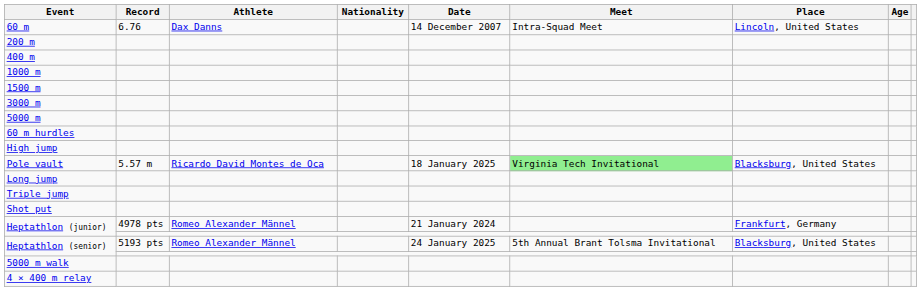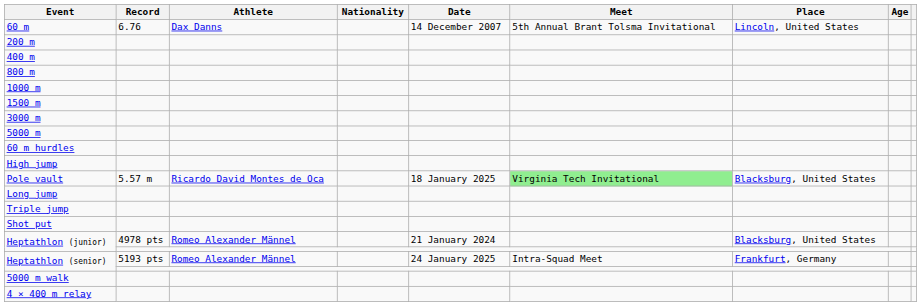(557, 27) Intra-Squad Meet -> (614, 27) 5th Annual Brant Tolsma Invitational
+ row: (21, 73)
(786, 224) Frankfurt, Germany -> (805, 240) Blacksburg, United States
(614, 244) 5th Annual Brant Tolsma Invitational -> (557, 259) Intra-Squad Meet
(805, 244) Blacksburg, United States -> (786, 259) Frankfurt, Germany
